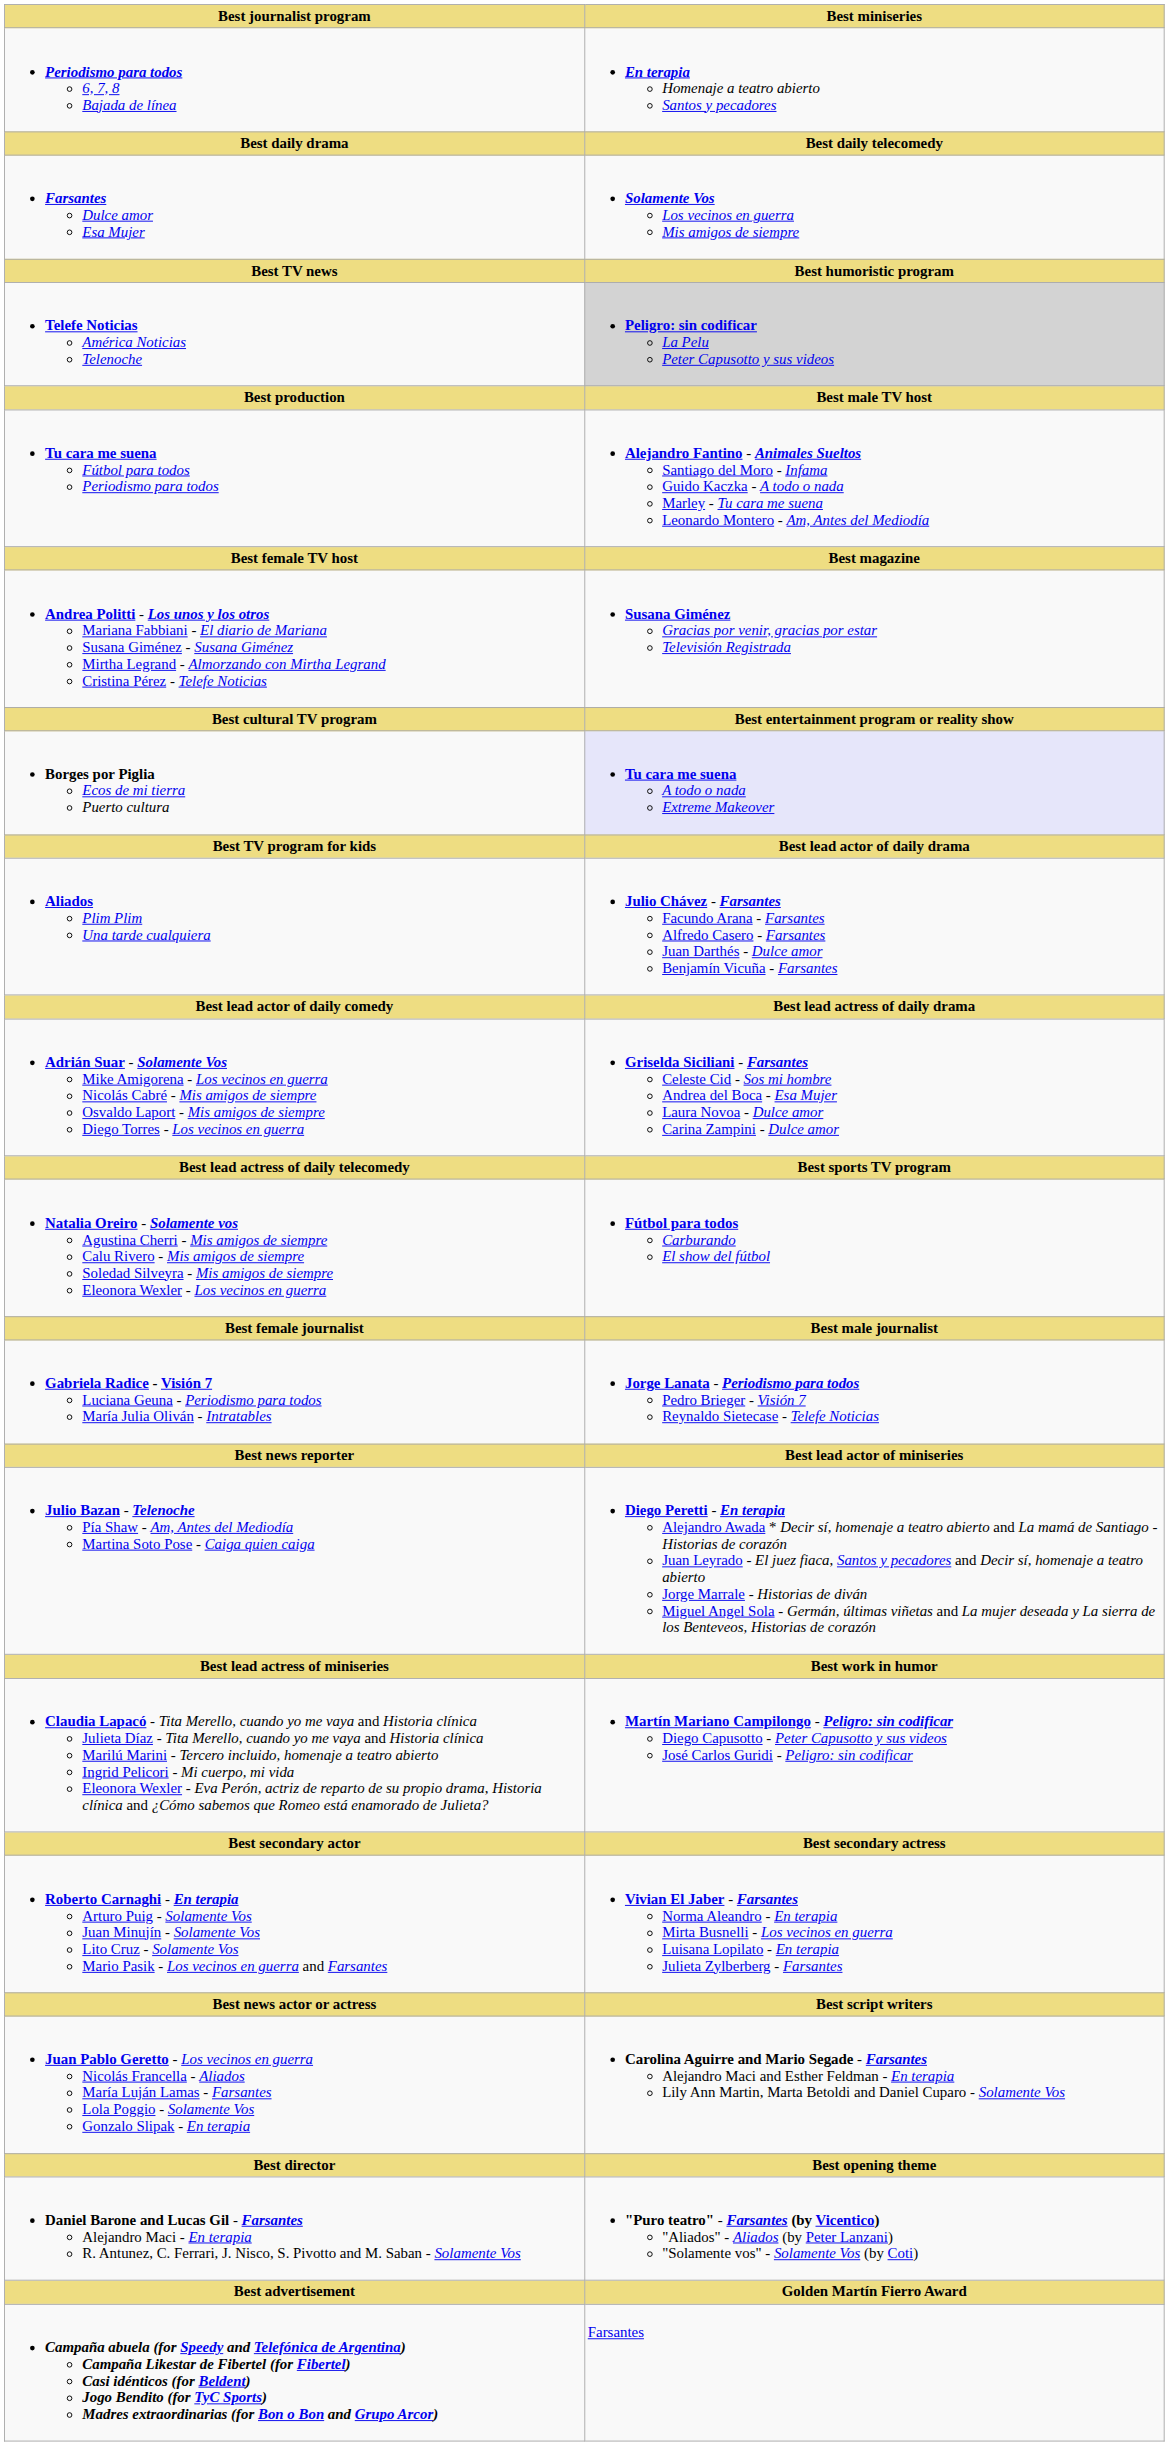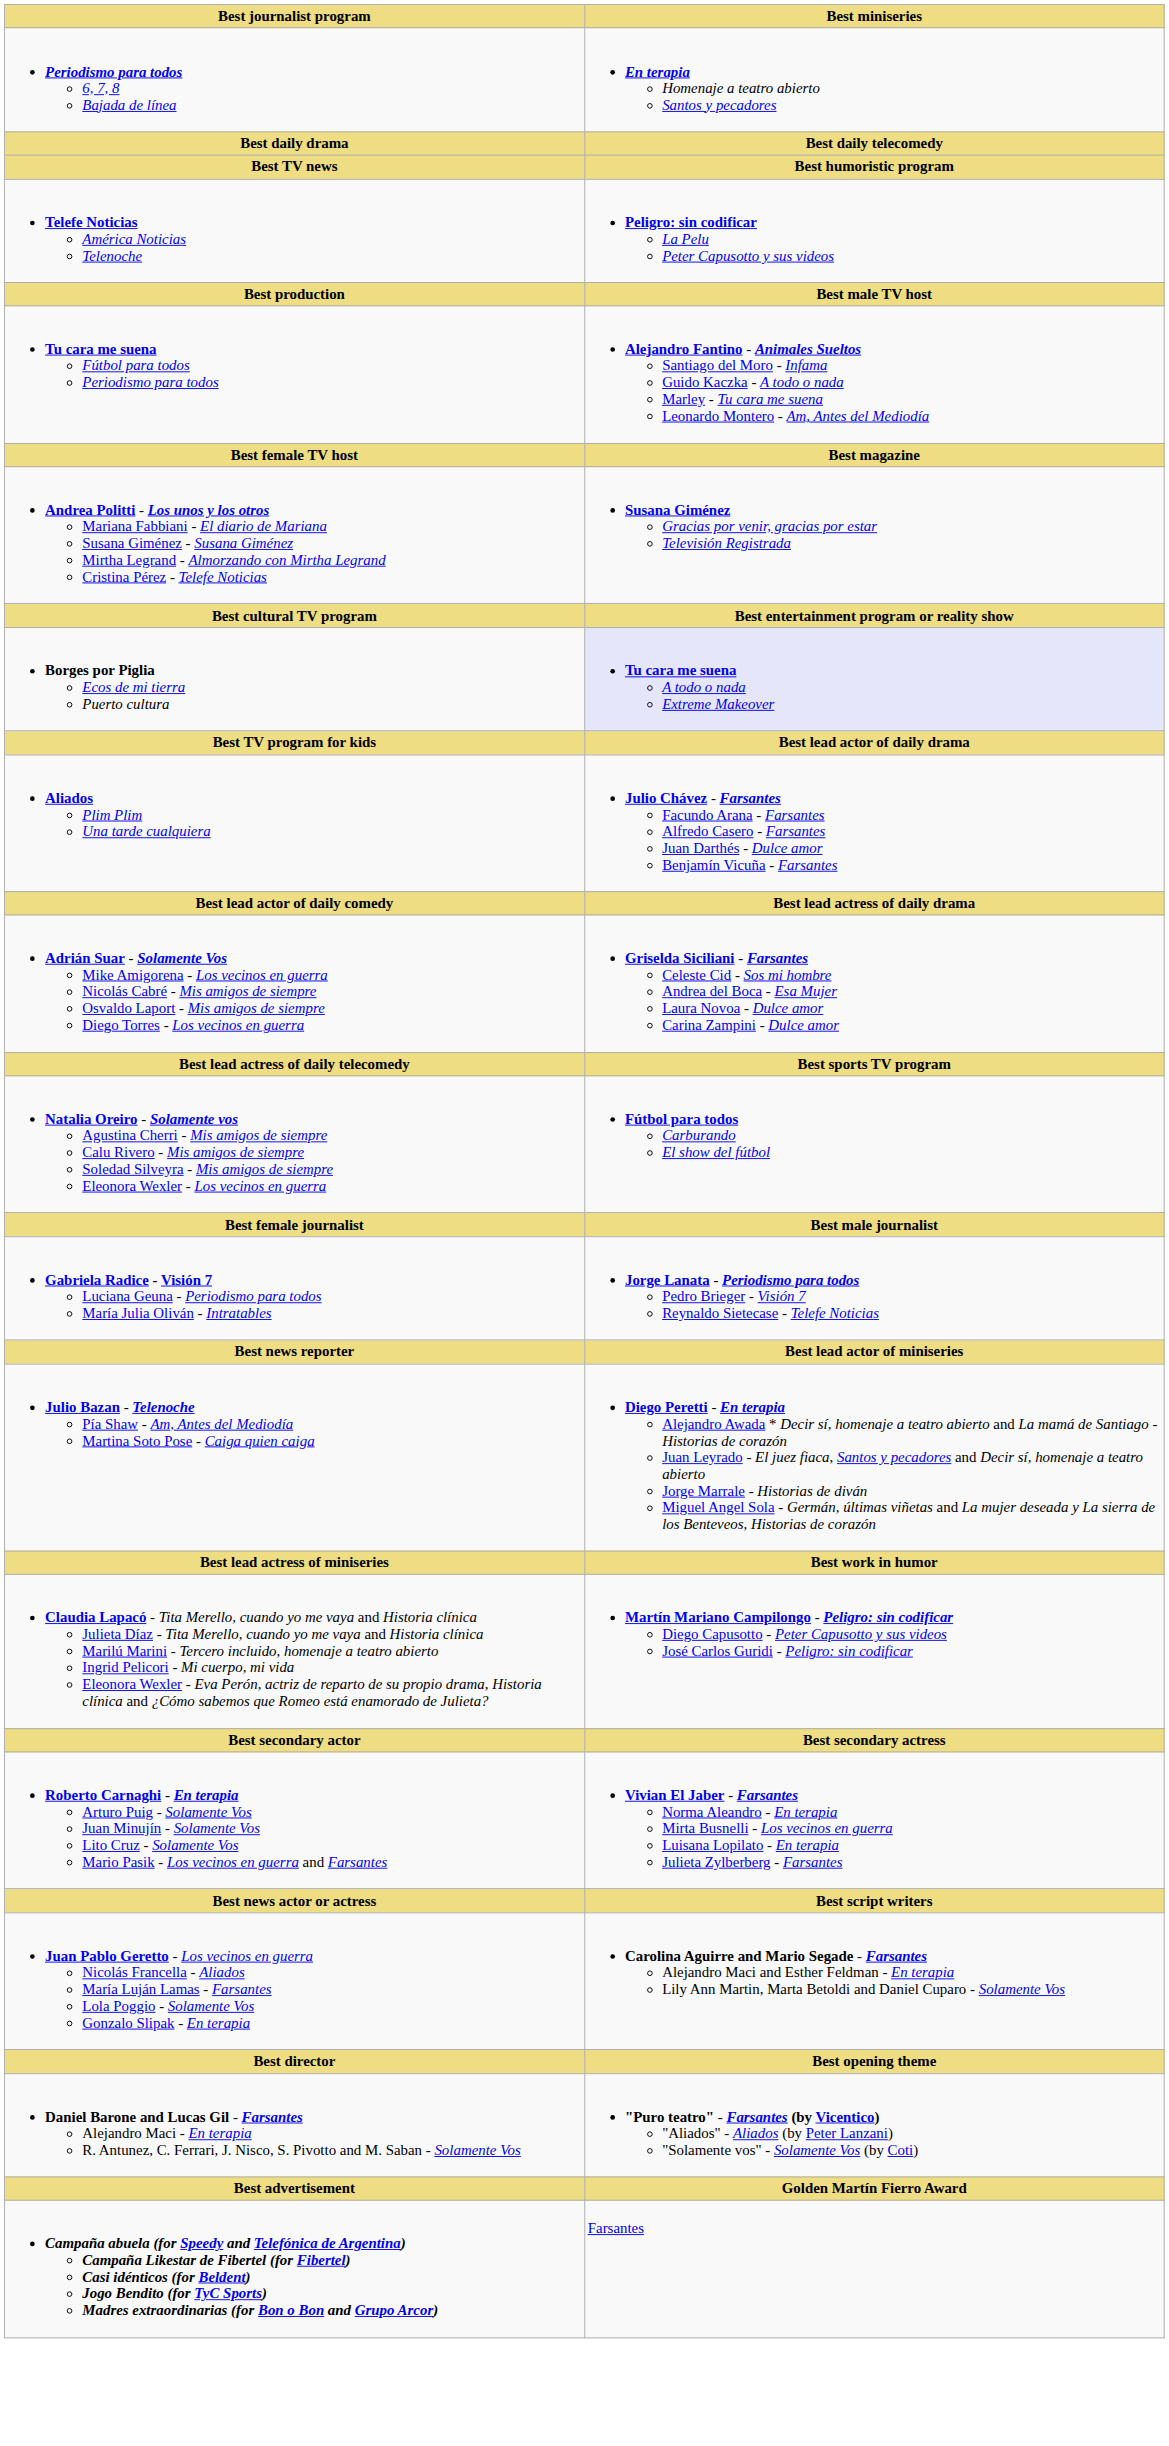- row: (294, 215)
(874, 343) lightgrey background -> (874, 239) no background
